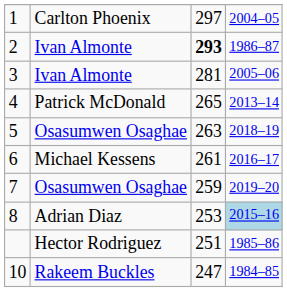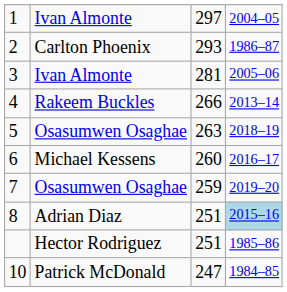(93, 18) Carlton Phoenix -> (83, 18) Ivan Almonte
(83, 46) Ivan Almonte -> (93, 46) Carlton Phoenix
(209, 46) bold -> (209, 46) normal
(100, 103) Patrick McDonald -> (95, 103) Rakeem Buckles
(209, 103) 265 -> (209, 103) 266
(209, 159) 261 -> (209, 159) 260
(209, 215) 253 -> (209, 215) 251
(95, 272) Rakeem Buckles -> (100, 272) Patrick McDonald
